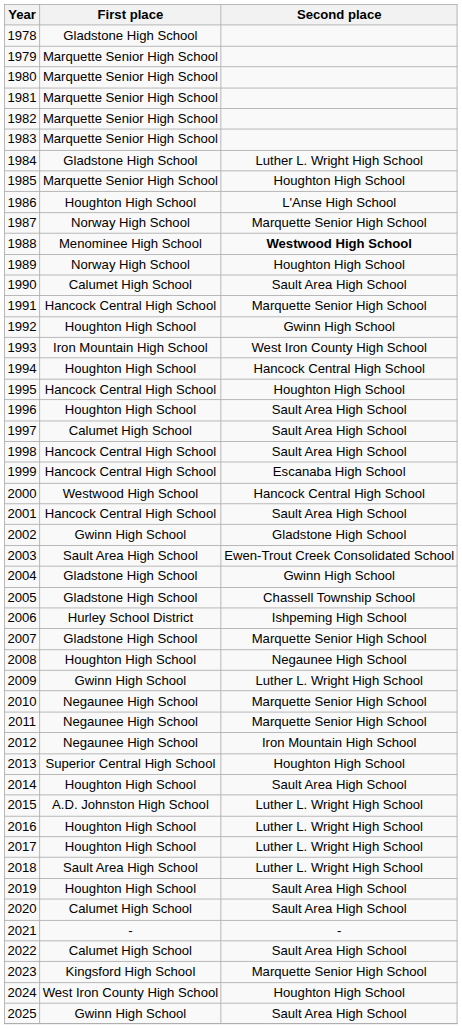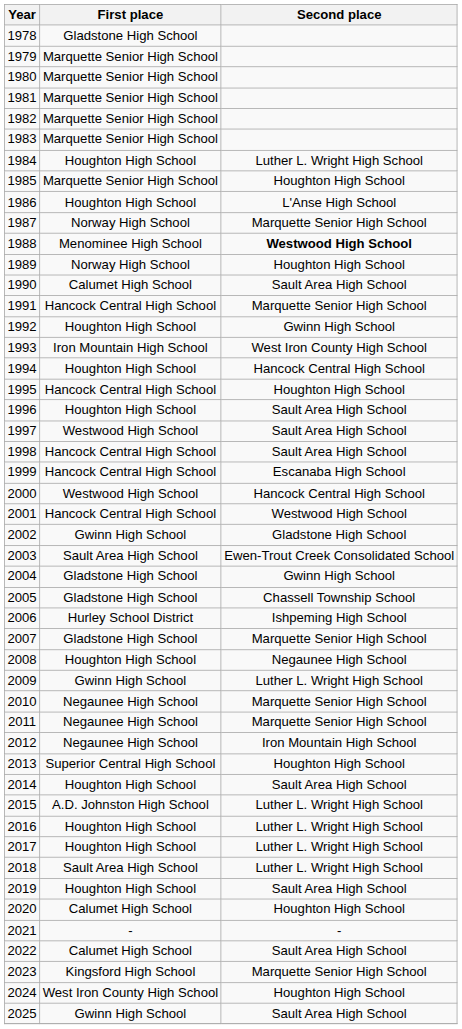(130, 160) Gladstone High School -> (130, 160) Houghton High School
(130, 431) Calumet High School -> (130, 431) Westwood High School
(339, 514) Sault Area High School -> (339, 514) Westwood High School
(339, 909) Sault Area High School -> (339, 909) Houghton High School
